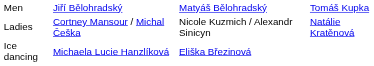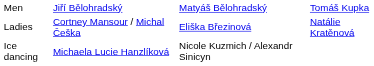(236, 27) Nicole Kuzmich / Alexandr Sinicyn -> (215, 27) Eliška Březinová
(215, 51) Eliška Březinová -> (236, 51) Nicole Kuzmich / Alexandr Sinicyn
